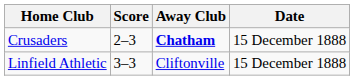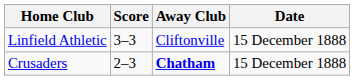rows swapped: (38, 39) <-> (57, 63)
